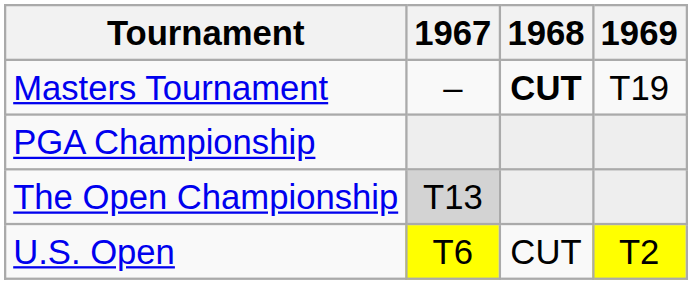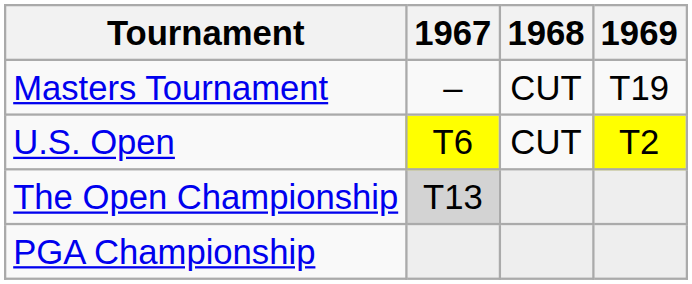(546, 88) bold -> (546, 88) normal
rows swapped: (94, 252) <-> (164, 142)
